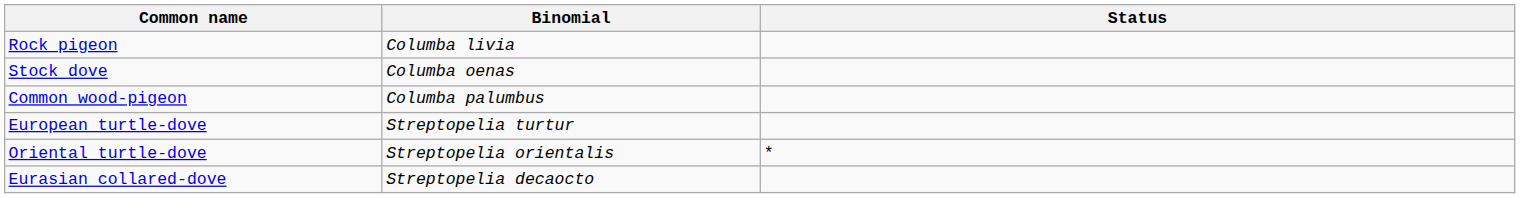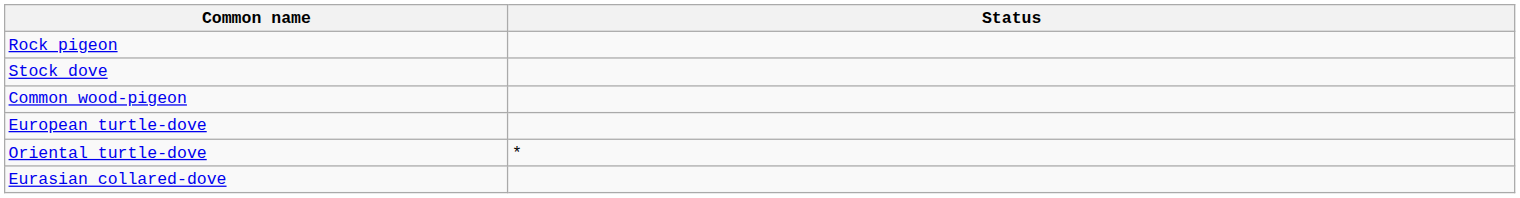- column: (571, 18)
